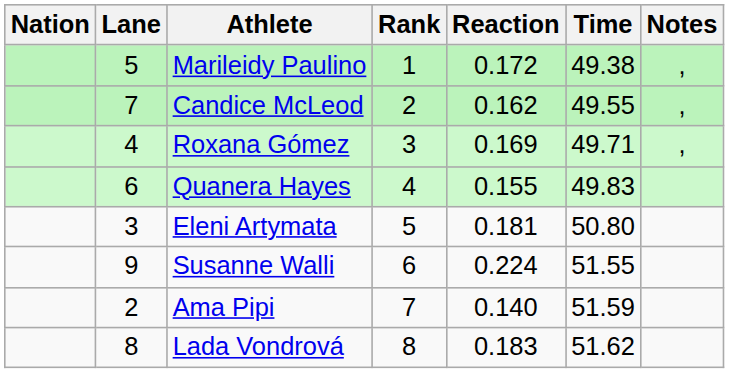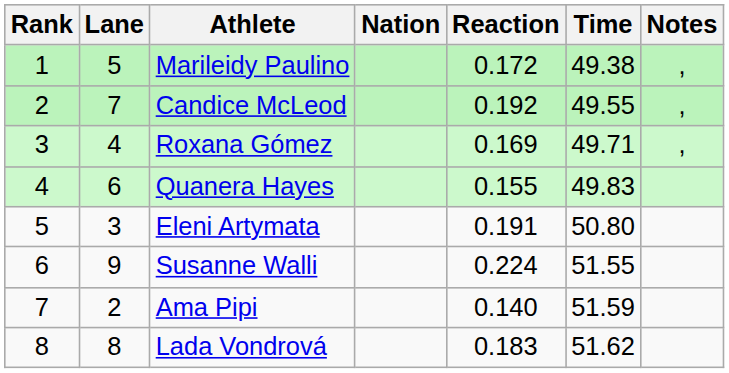columns swapped: (409, 24) <-> (50, 24)
(506, 105) 0.162 -> (506, 105) 0.192
(506, 226) 0.181 -> (506, 226) 0.191
